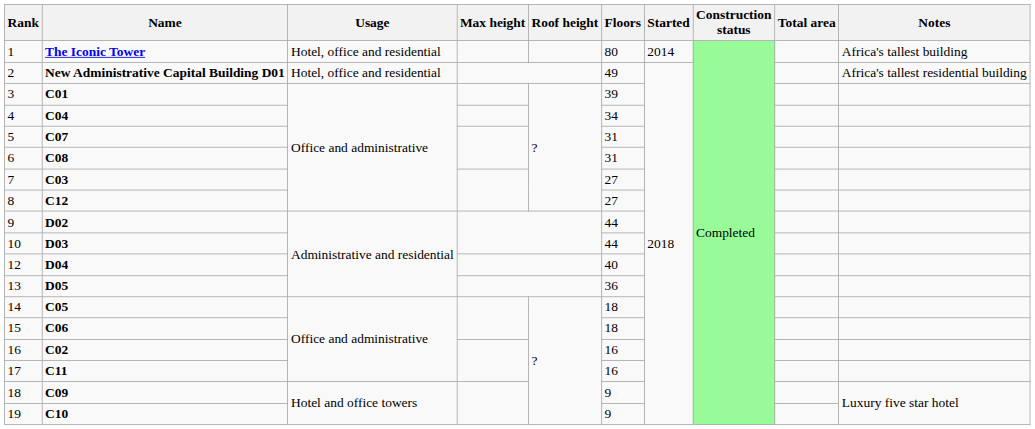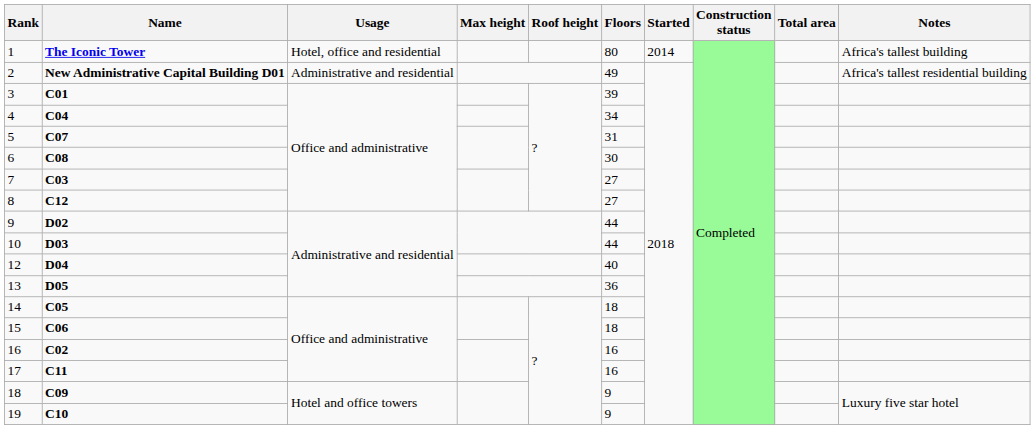(366, 72) Hotel, office and residential -> (372, 72) Administrative and residential
(611, 158) 31 -> (611, 158) 30
